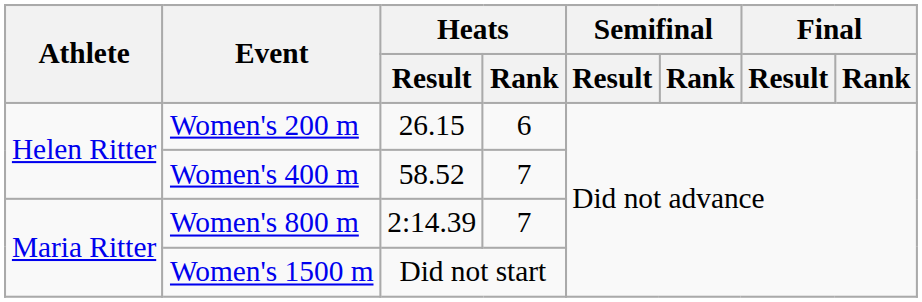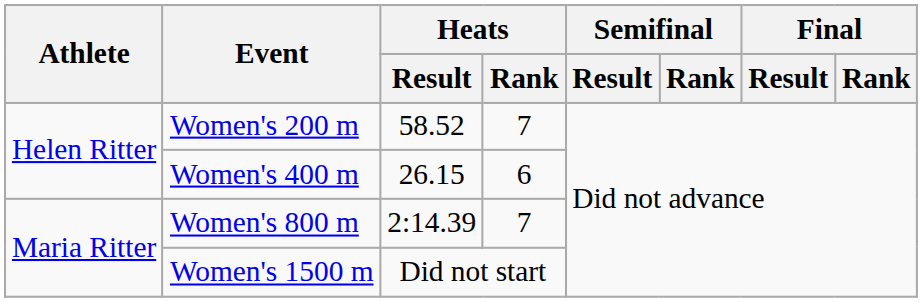(432, 126) 26.15 -> (432, 126) 58.52
(524, 126) 6 -> (524, 126) 7
(432, 174) 58.52 -> (432, 174) 26.15
(524, 174) 7 -> (524, 174) 6
